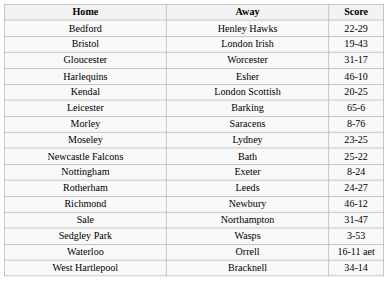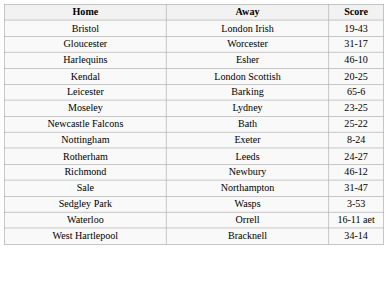- row: (85, 28)
- row: (85, 124)
